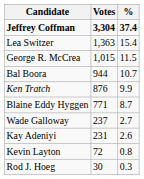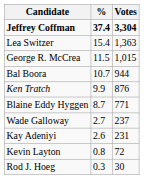columns swapped: (104, 12) <-> (128, 12)
